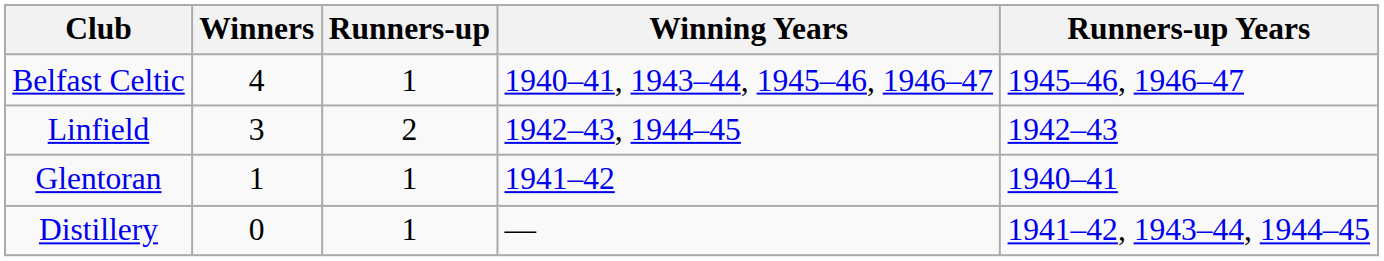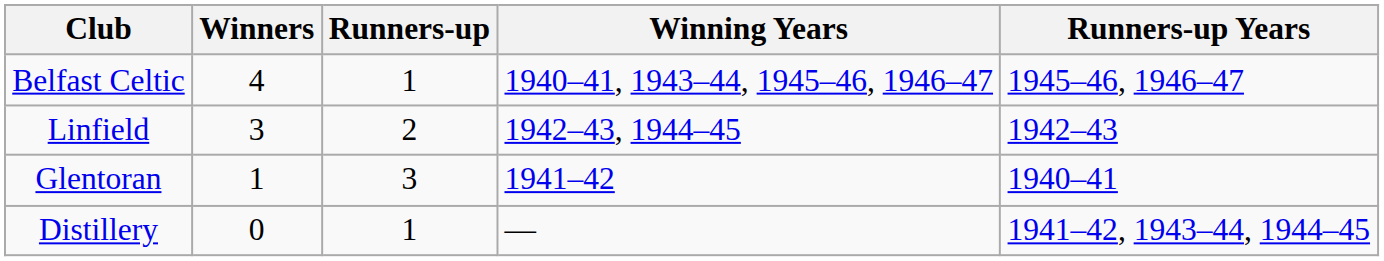(409, 179) 1 -> (409, 179) 3
